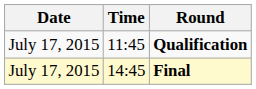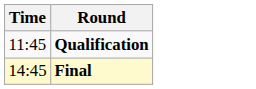- column: (54, 17)
